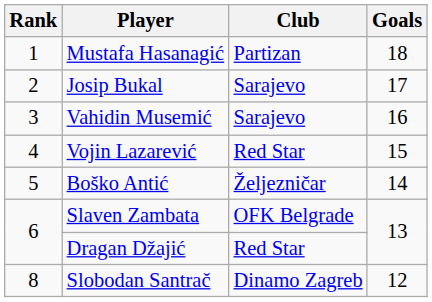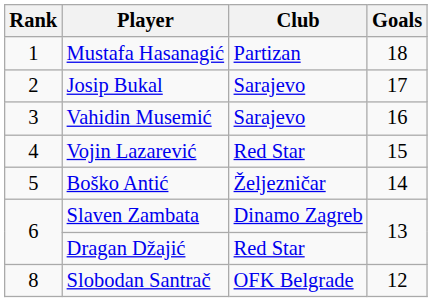(294, 215) OFK Belgrade -> (298, 215) Dinamo Zagreb
(298, 280) Dinamo Zagreb -> (294, 280) OFK Belgrade
